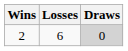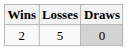(60, 35) 6 -> (60, 35) 5
